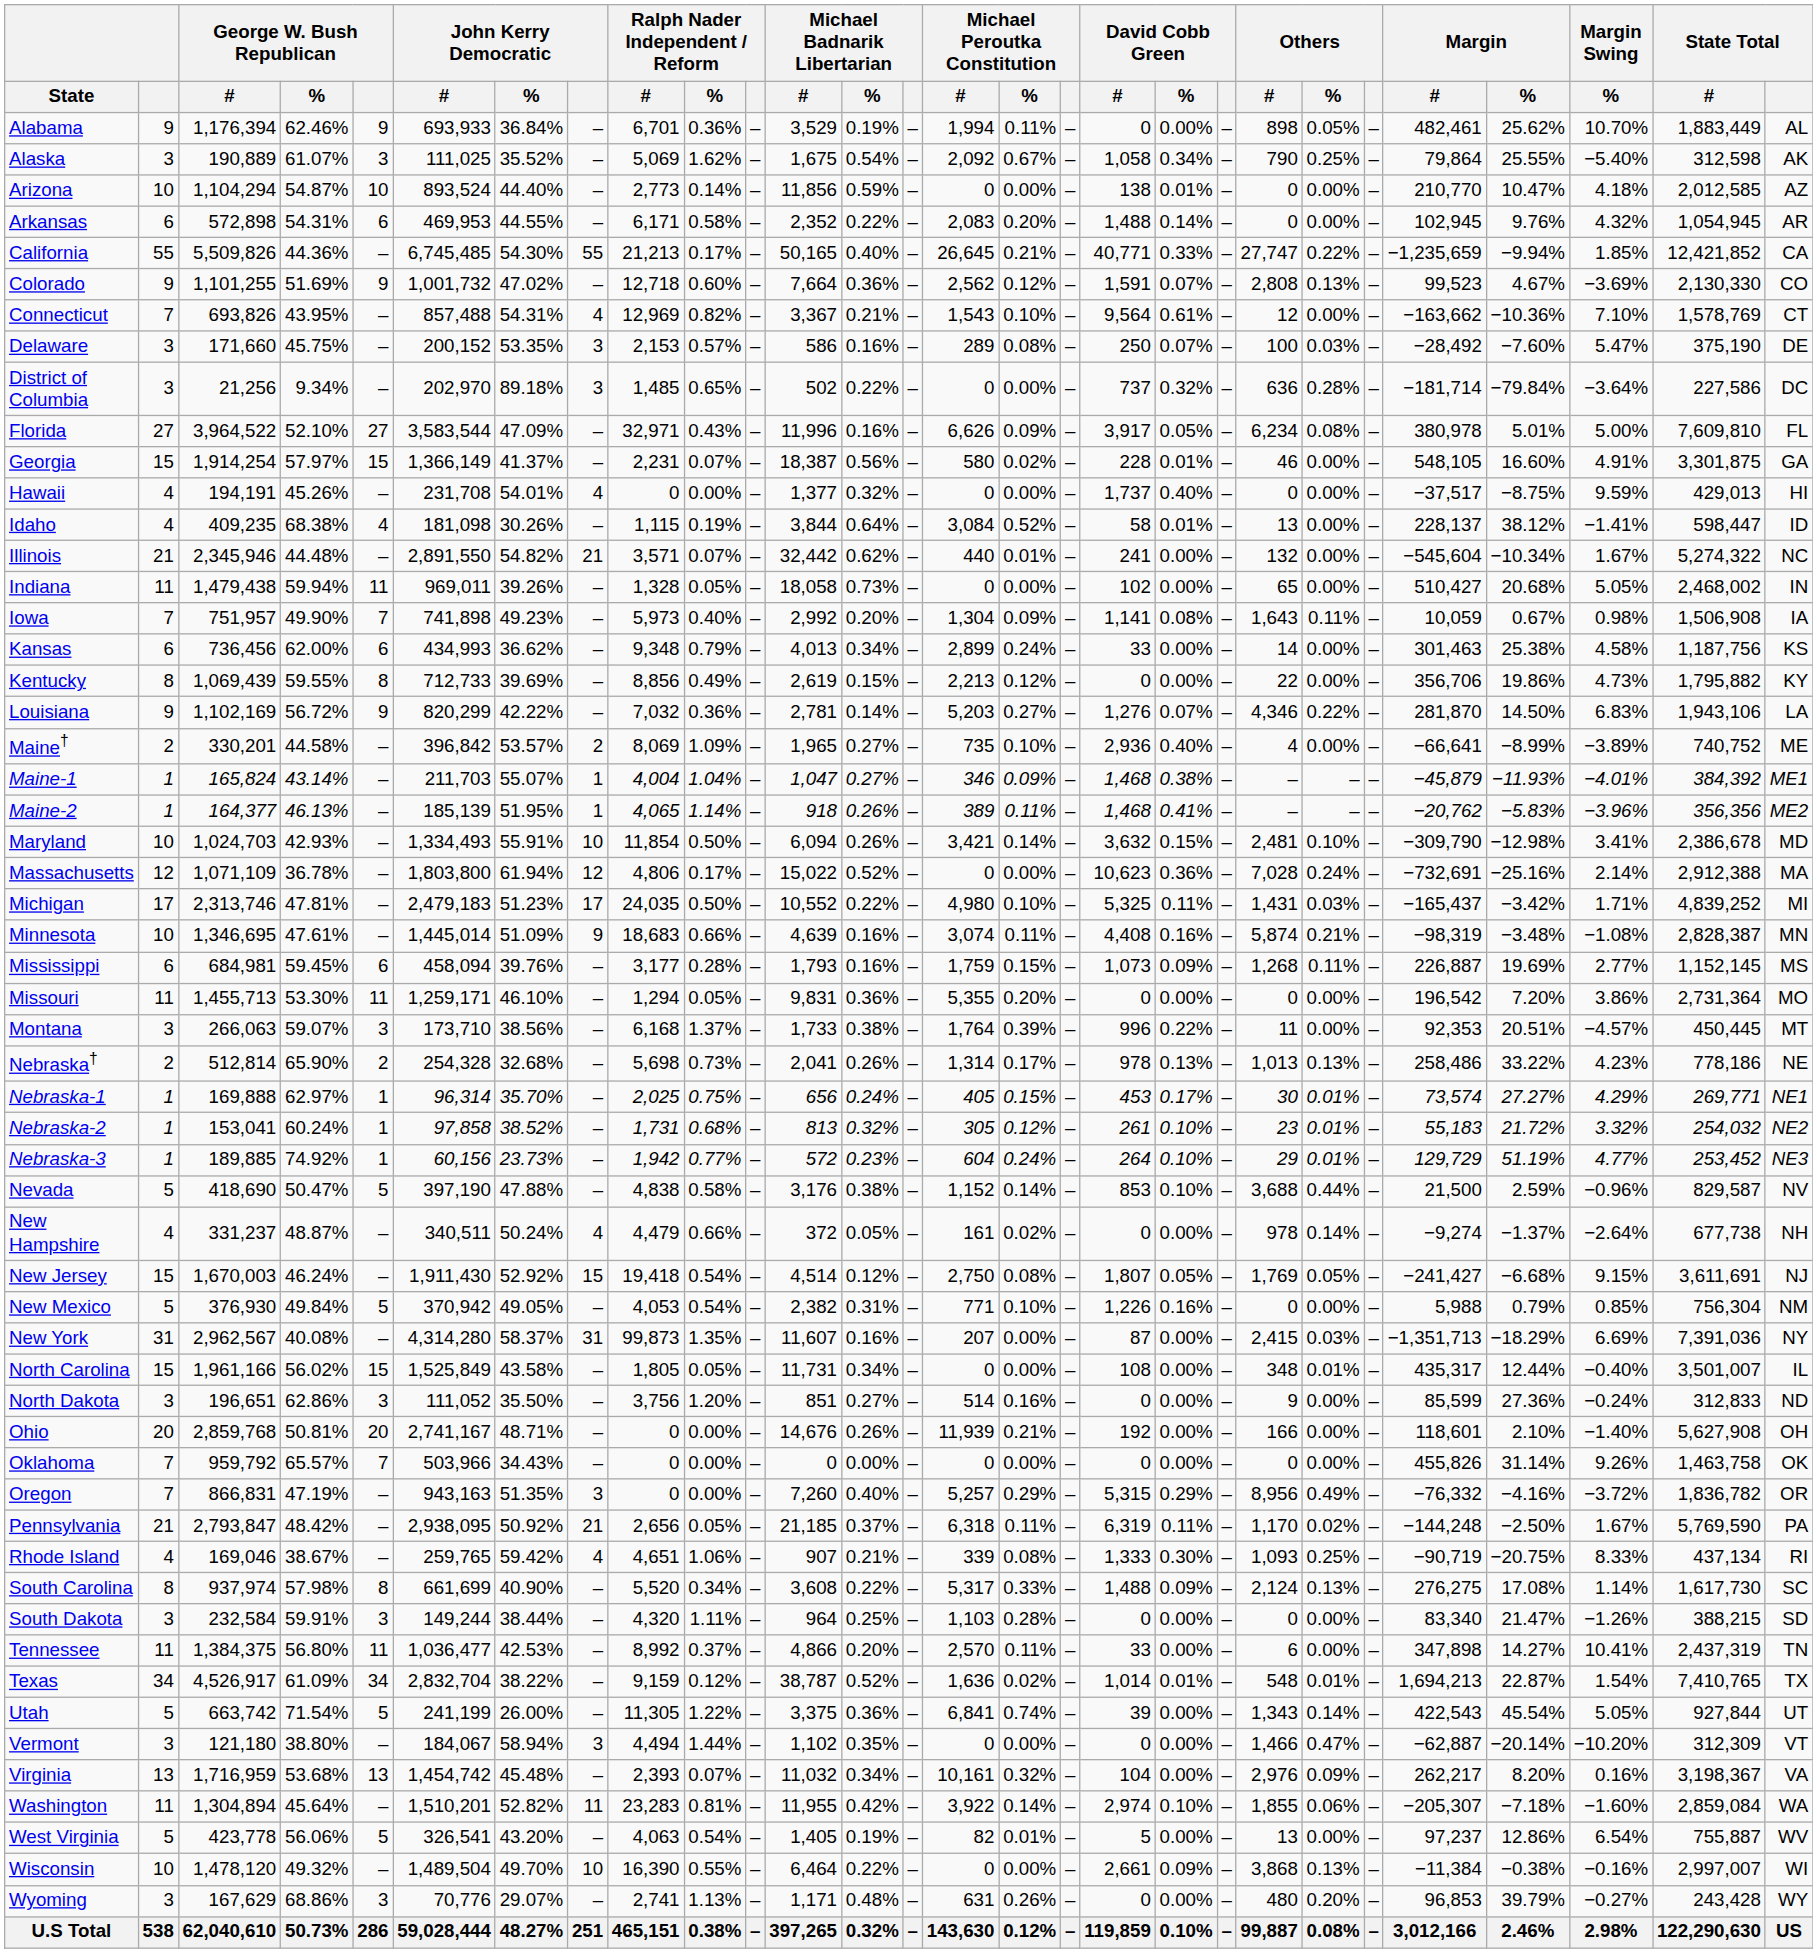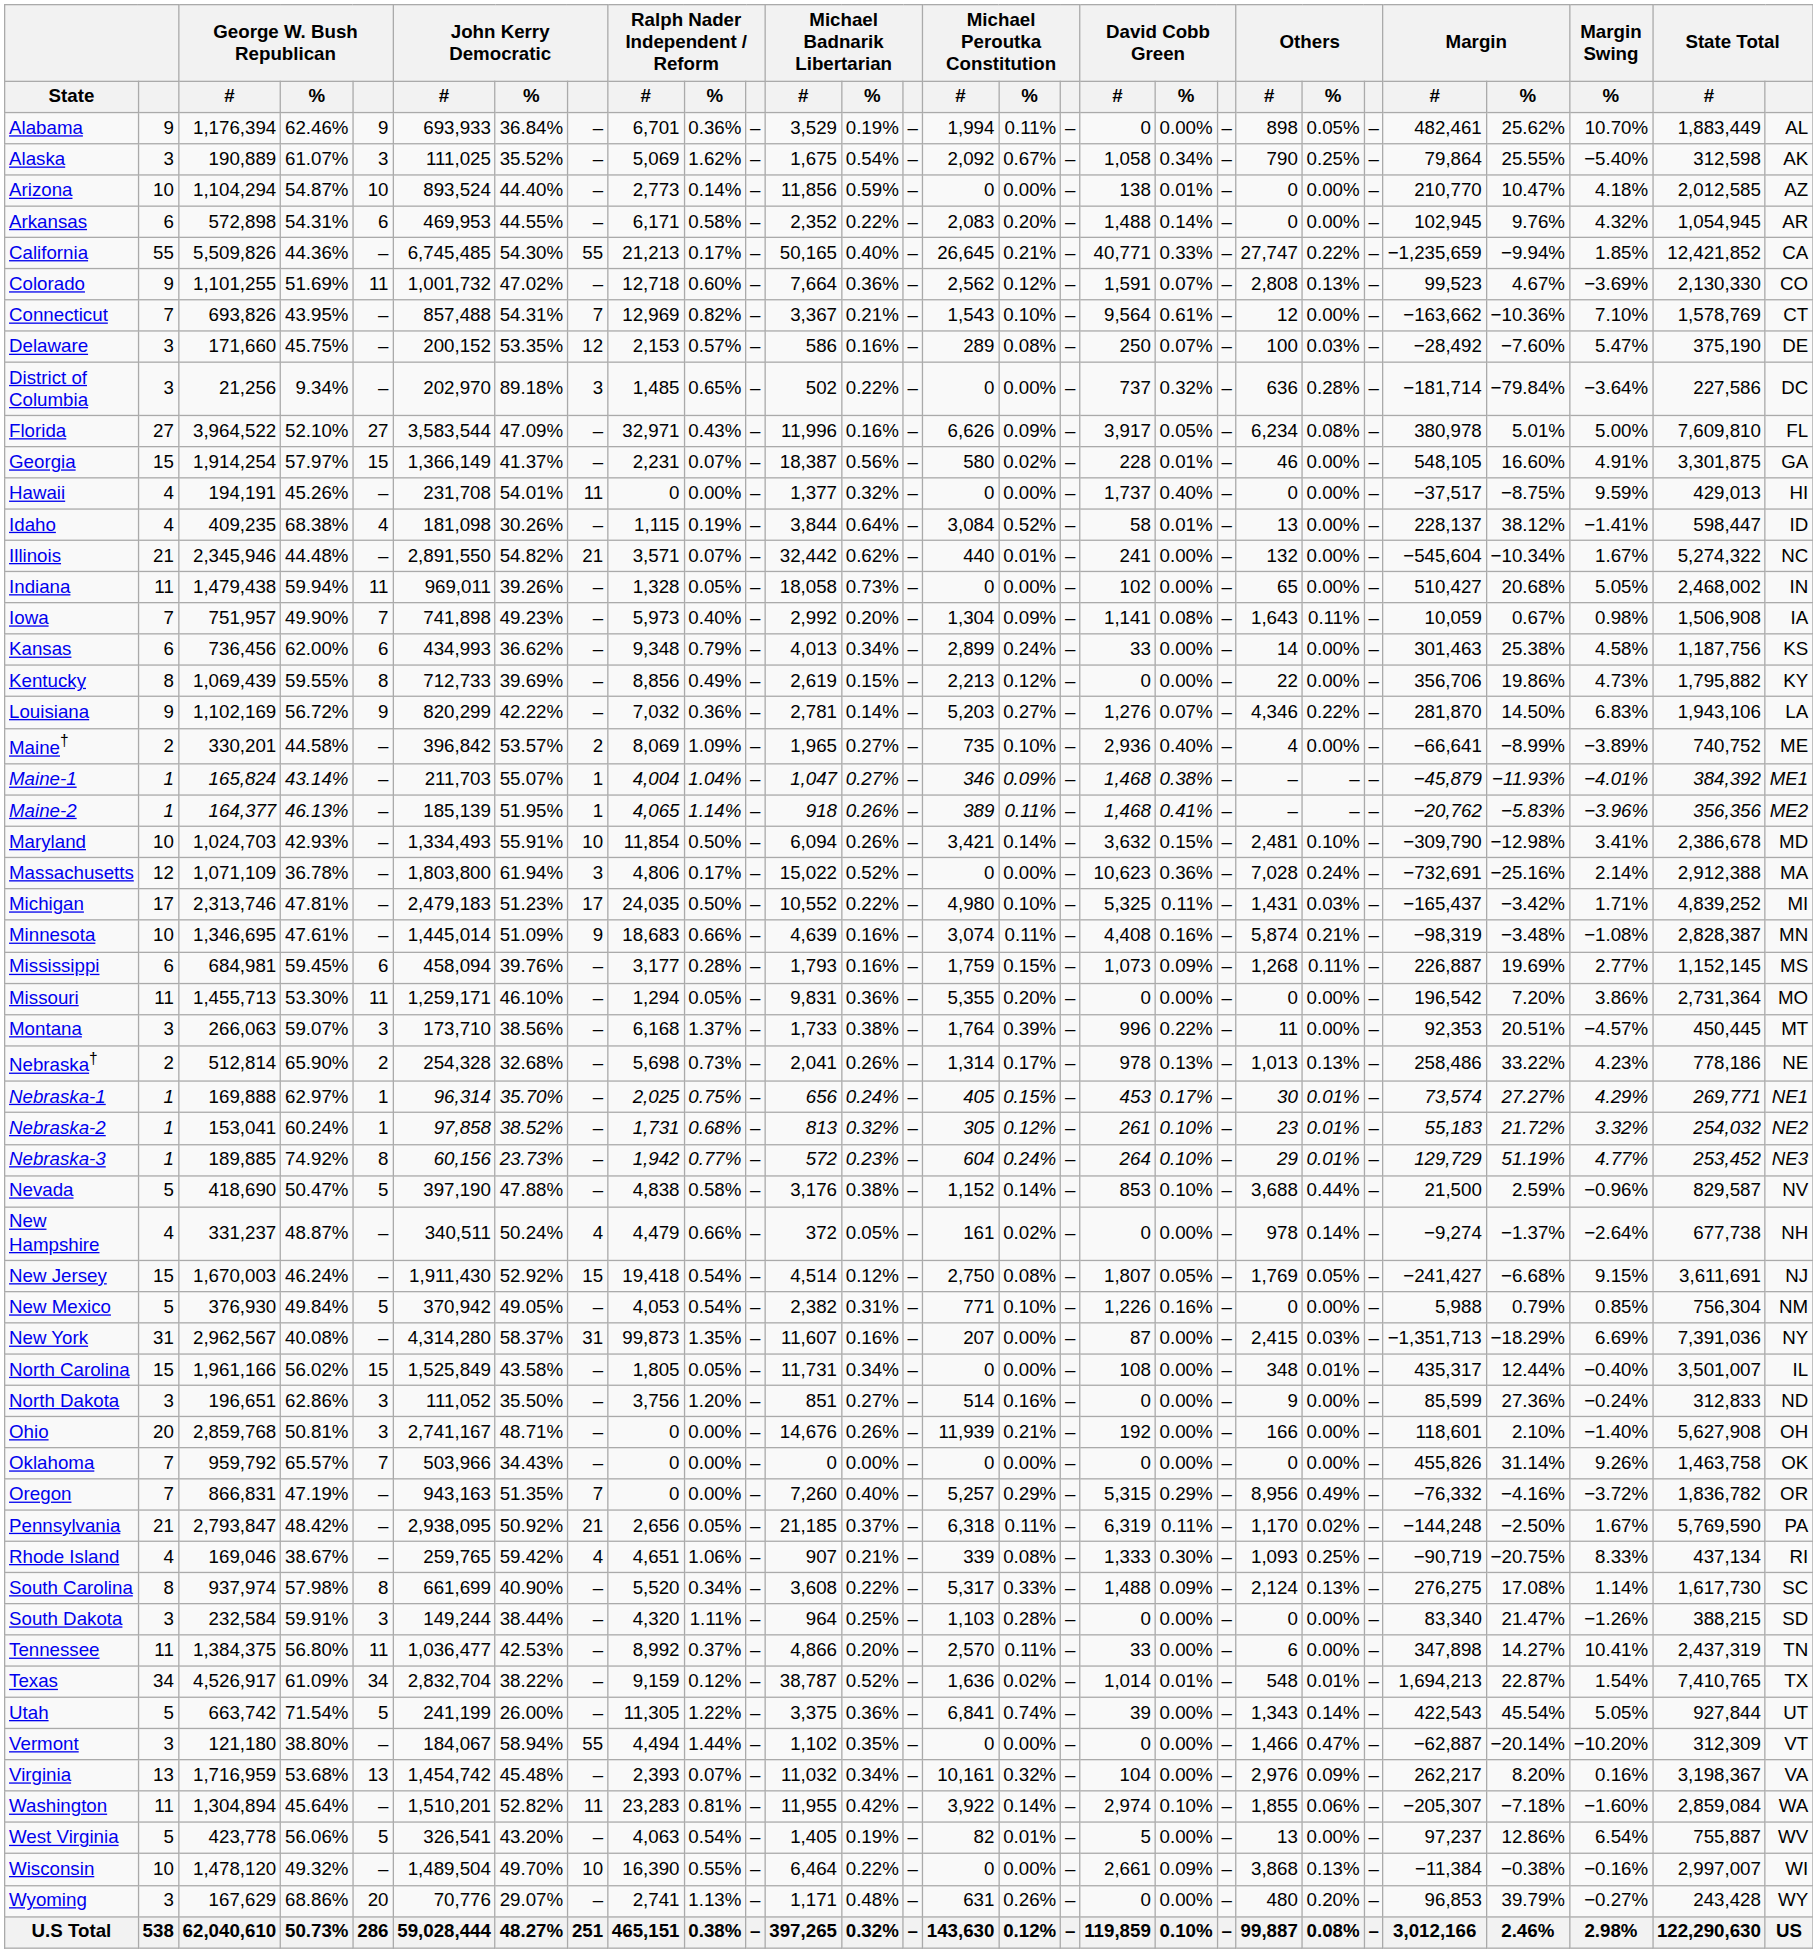(383, 283) 9 -> (379, 283) 11
(598, 315) 4 -> (598, 315) 7
(598, 346) 3 -> (593, 346) 12
(598, 493) 4 -> (593, 493) 11
(593, 873) 12 -> (598, 873) 3
(383, 1159) 1 -> (383, 1159) 8
(378, 1432) 20 -> (383, 1432) 3
(598, 1494) 3 -> (598, 1494) 7
(598, 1744) 3 -> (593, 1744) 55
(383, 1900) 3 -> (378, 1900) 20
